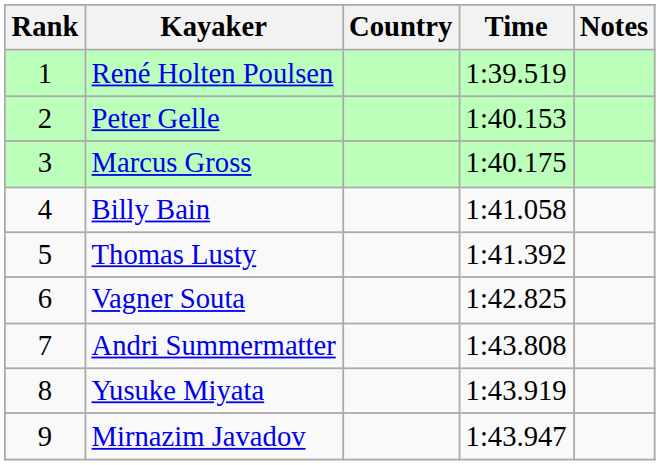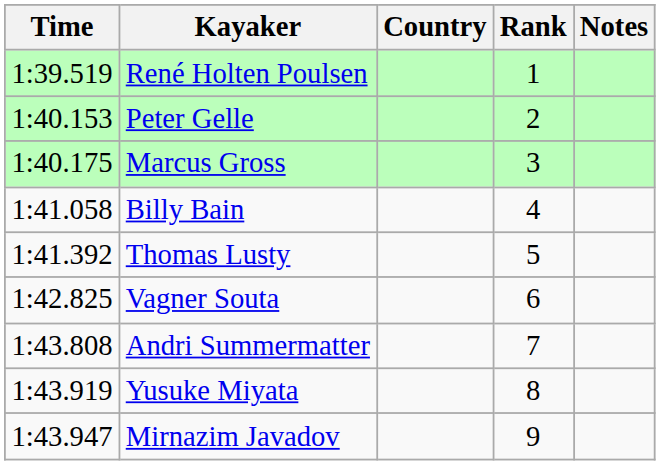columns swapped: (45, 27) <-> (516, 27)
